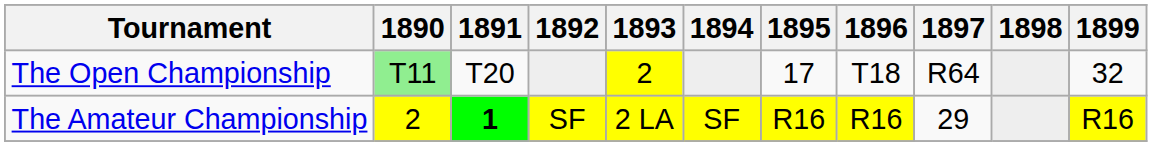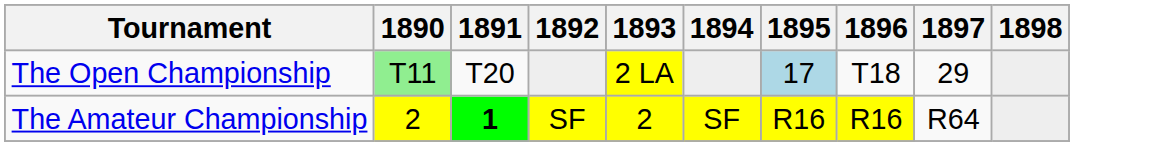- column: (1108, 28)
(644, 73) 2 -> (644, 73) 2 LA
(799, 73) no background -> (799, 73) lightblue background
(953, 73) R64 -> (953, 73) 29
(644, 119) 2 LA -> (644, 119) 2
(953, 119) 29 -> (953, 119) R64
